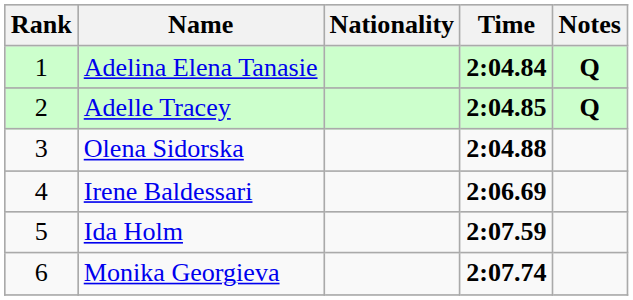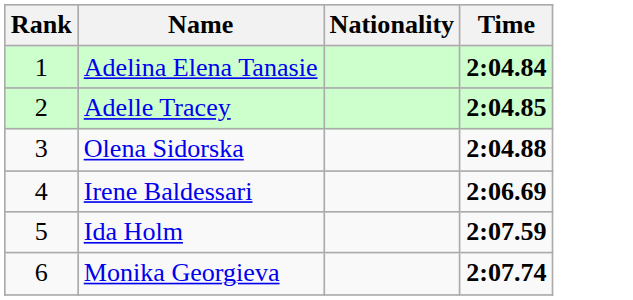- column: (590, 25)
